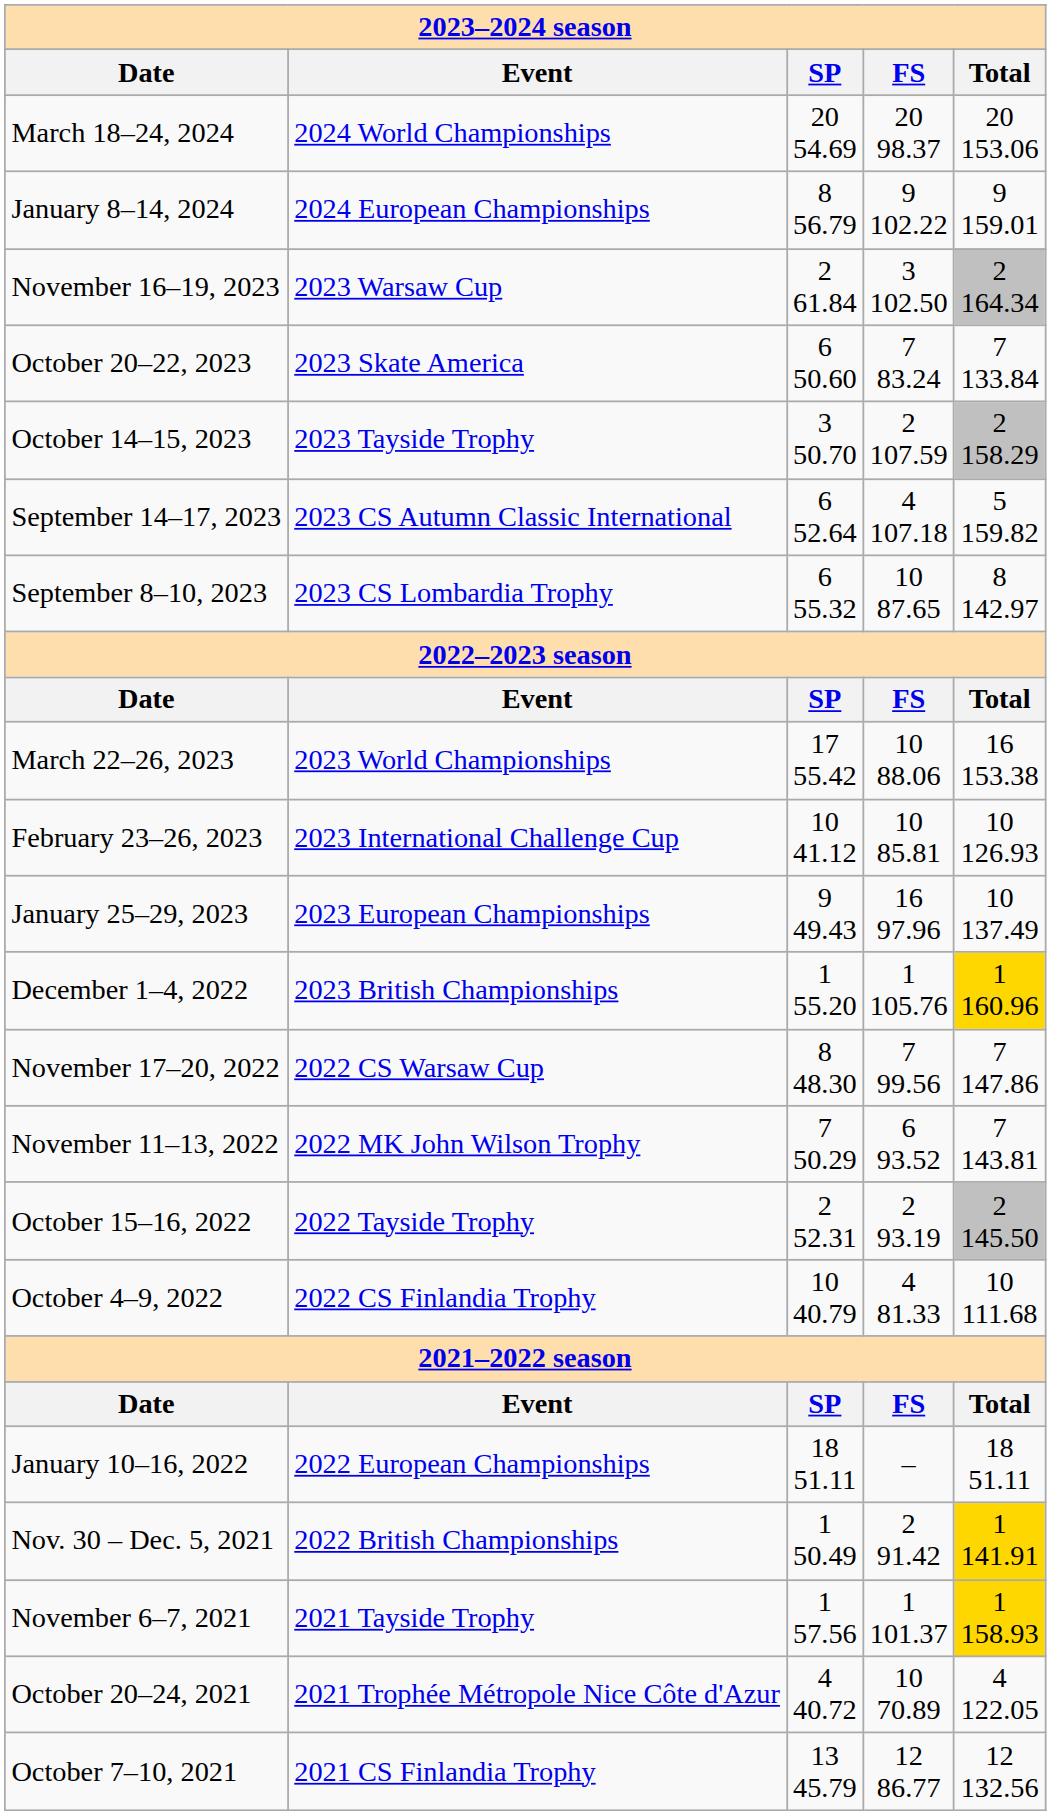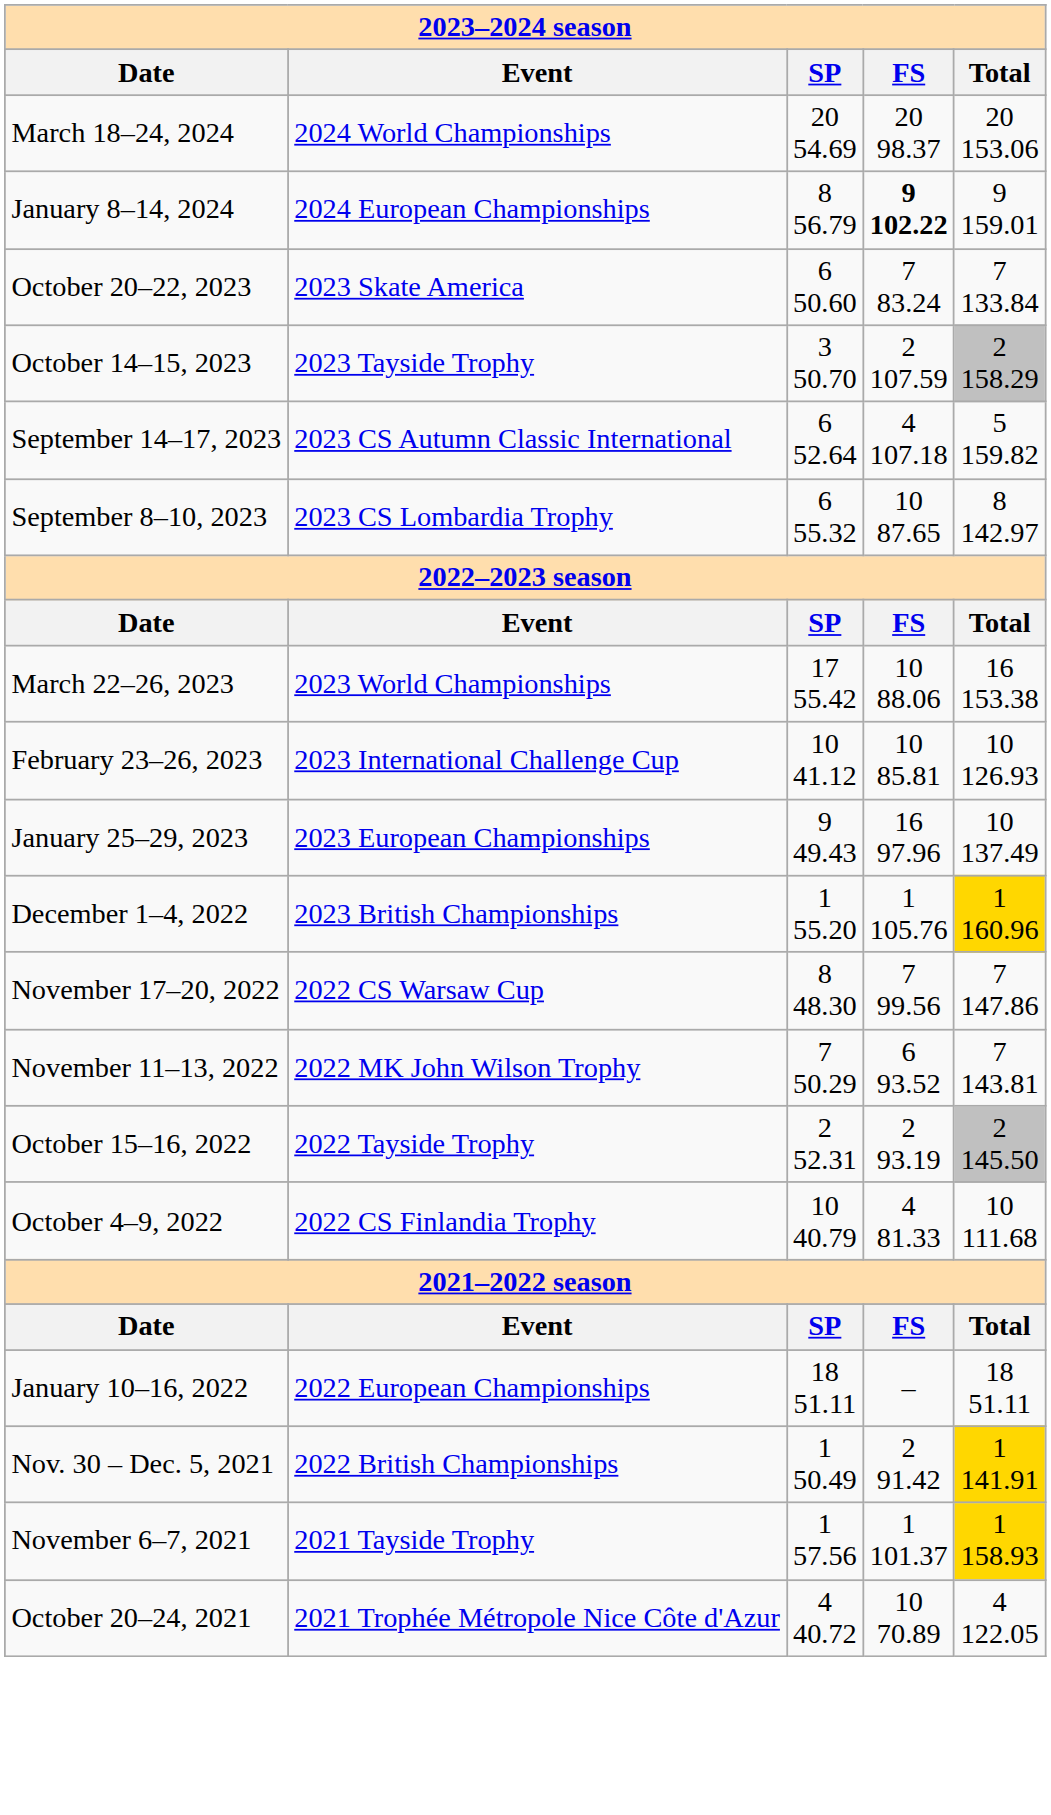(909, 209) normal -> (909, 209) bold
- row: (146, 286)
- row: (124, 1771)
